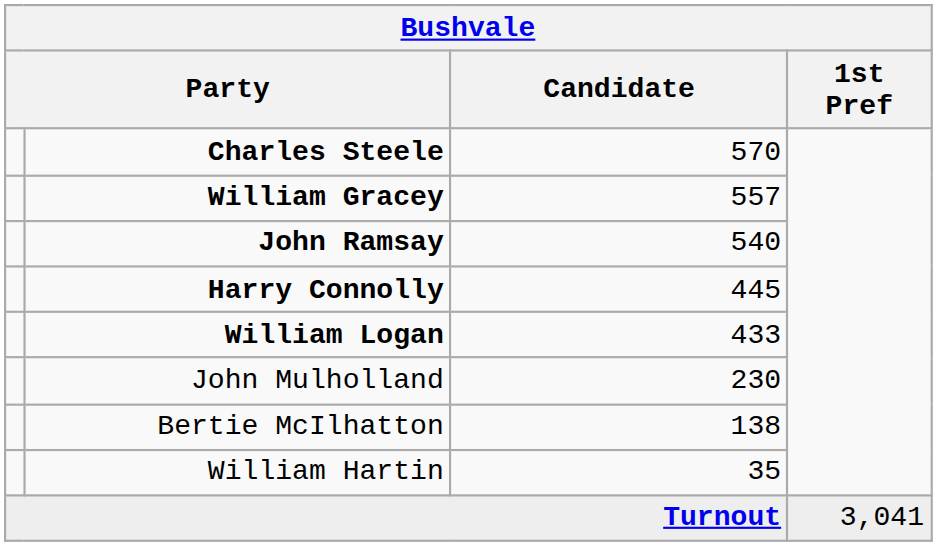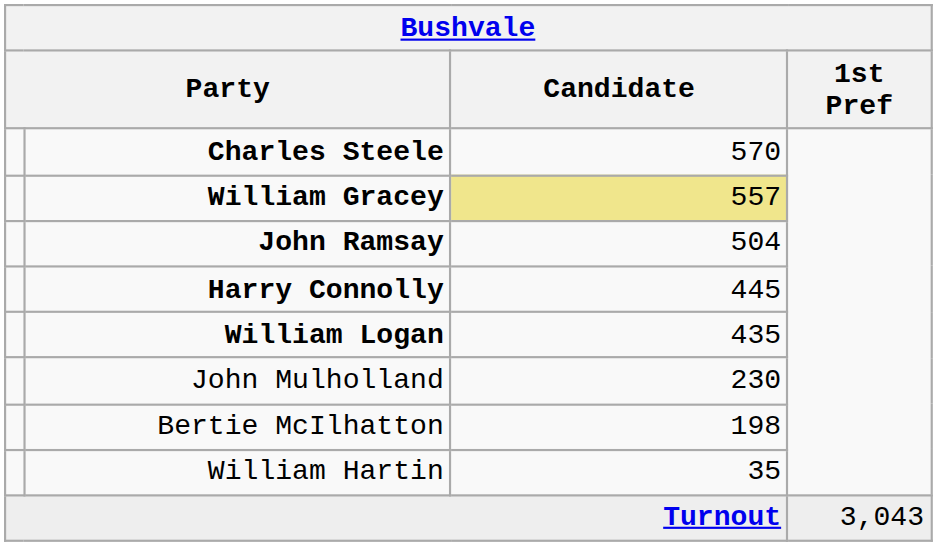(756, 198) no background -> (756, 198) khaki background
(756, 243) 540 -> (756, 243) 504
(756, 335) 433 -> (756, 335) 435
(756, 426) 138 -> (756, 426) 198
(882, 518) 3,041 -> (882, 518) 3,043
